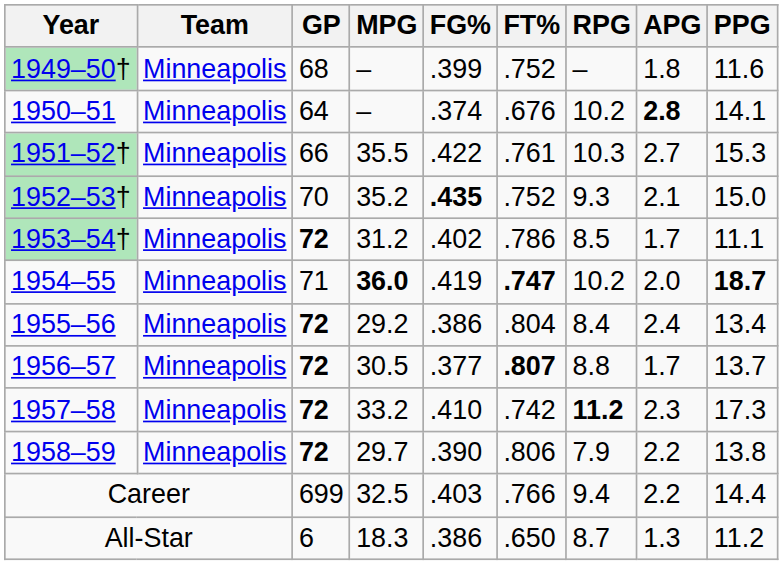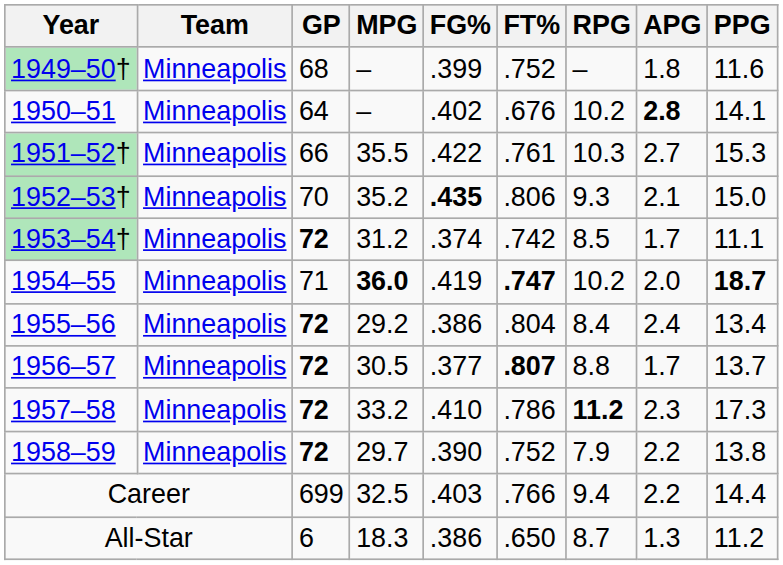(456, 111) .374 -> (456, 111) .402
(530, 196) .752 -> (530, 196) .806
(456, 238) .402 -> (456, 238) .374
(530, 238) .786 -> (530, 238) .742
(530, 409) .742 -> (530, 409) .786
(530, 452) .806 -> (530, 452) .752
